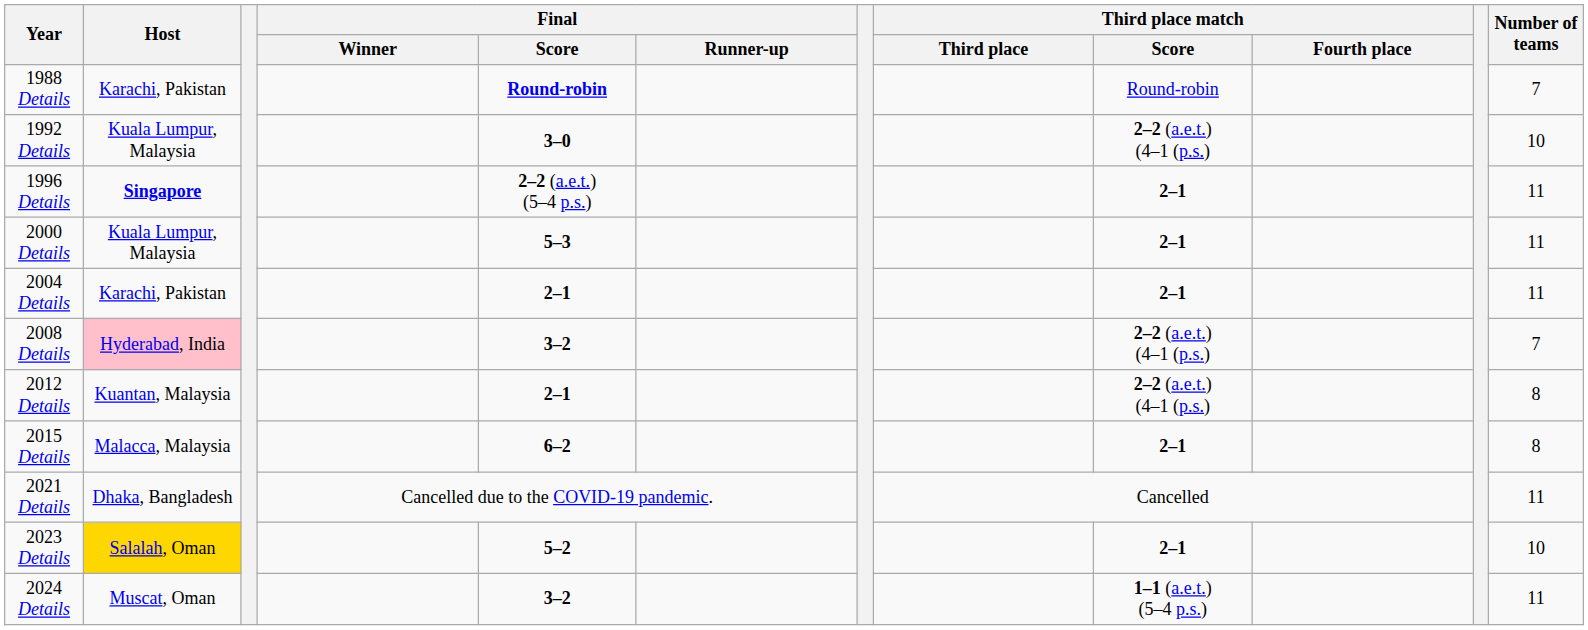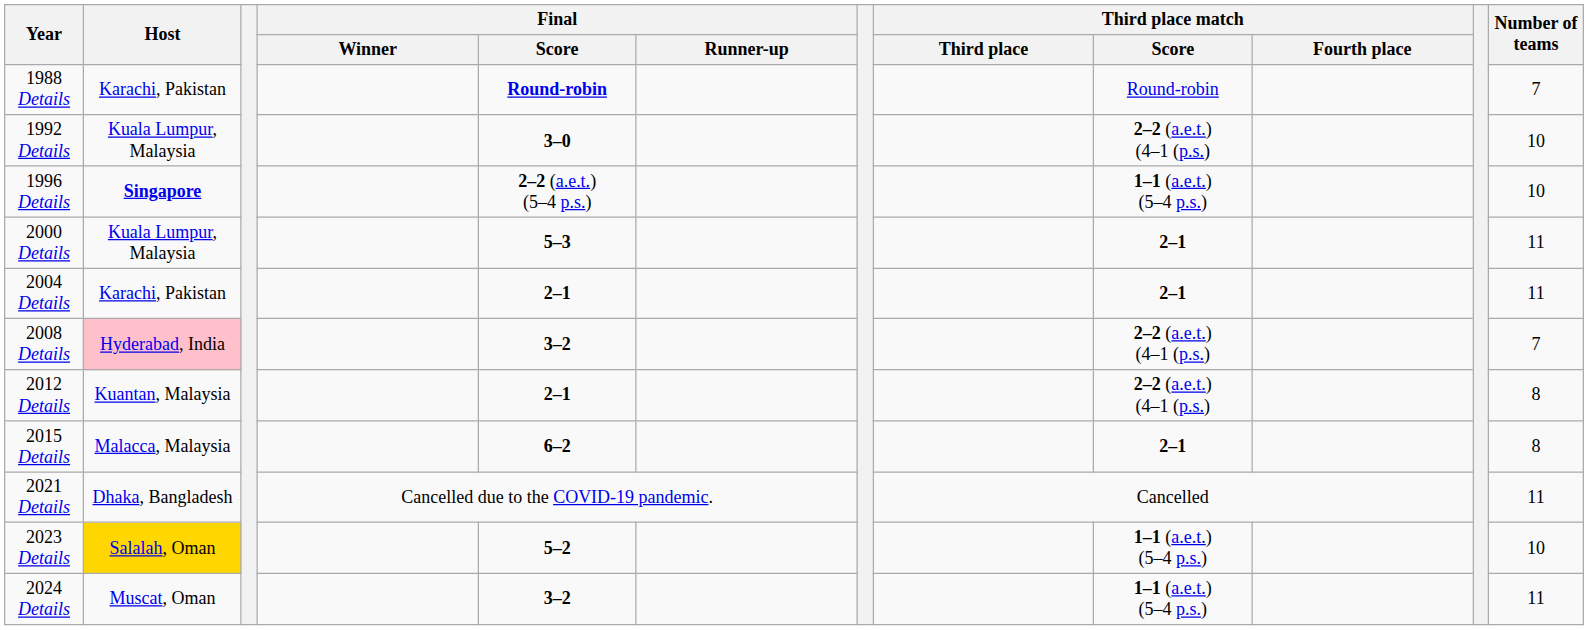(1173, 191) 2–1 -> (1173, 191) 1–1 (a.e.t.) (5–4 p.s.)
(1536, 191) 11 -> (1536, 191) 10
(1173, 548) 2–1 -> (1173, 548) 1–1 (a.e.t.) (5–4 p.s.)
